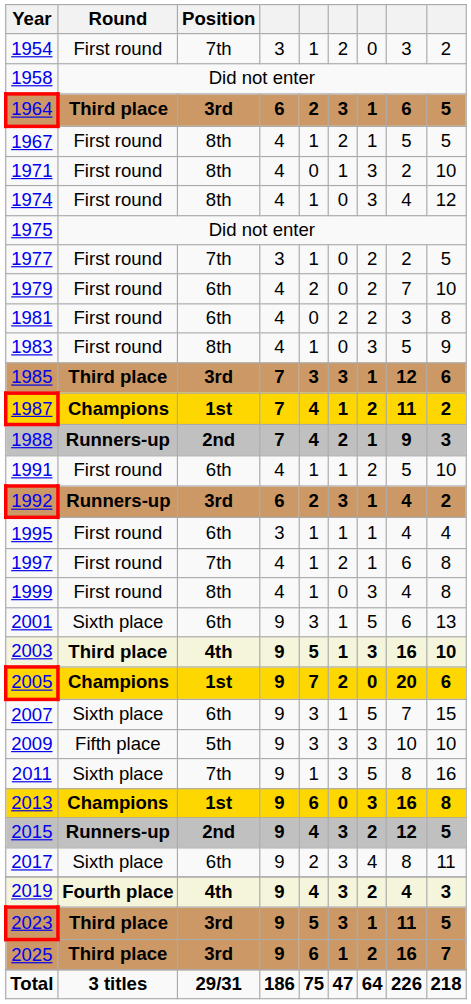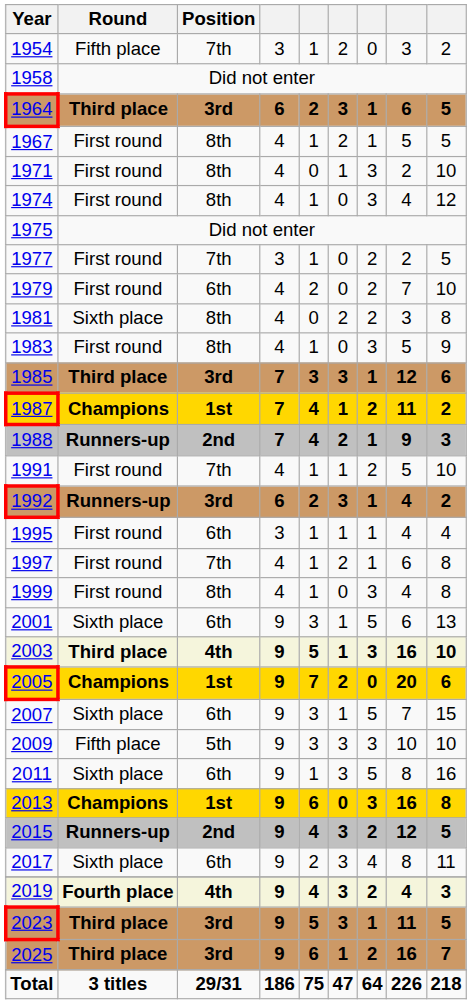(118, 48) First round -> (118, 48) Fifth place
(118, 318) First round -> (118, 318) Sixth place
(219, 318) 6th -> (219, 318) 8th
(219, 470) 6th -> (219, 470) 7th
(219, 773) 7th -> (219, 773) 6th
